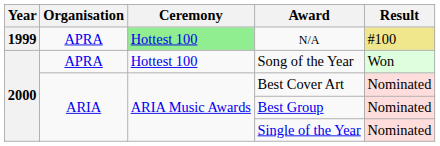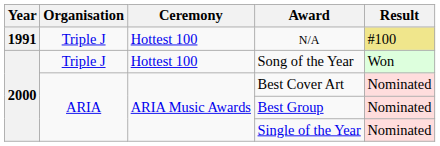(22, 38) 1999 -> (22, 38) 1991
(84, 38) APRA -> (84, 38) Triple J
(164, 38) lightgreen background -> (164, 38) no background
(84, 61) APRA -> (84, 61) Triple J
